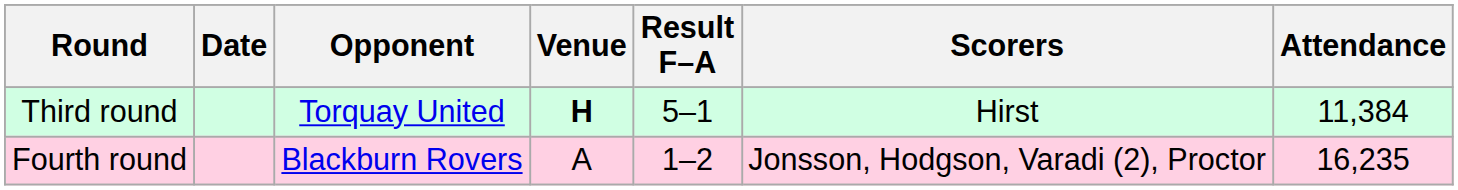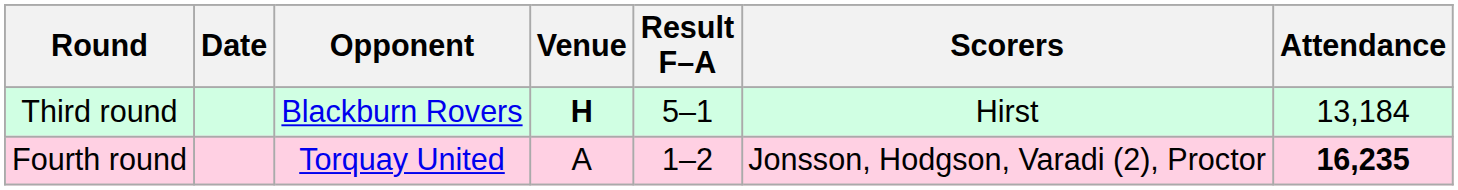(402, 111) Torquay United -> (402, 111) Blackburn Rovers
(1363, 111) 11,384 -> (1363, 111) 13,184
(402, 160) Blackburn Rovers -> (402, 160) Torquay United
(1363, 160) normal -> (1363, 160) bold
